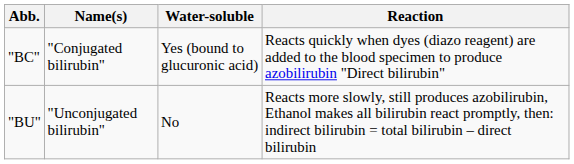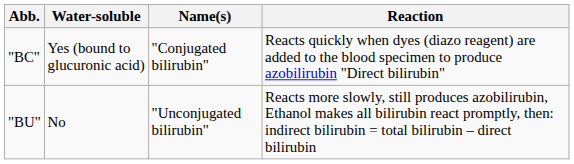columns swapped: (101, 16) <-> (210, 16)
